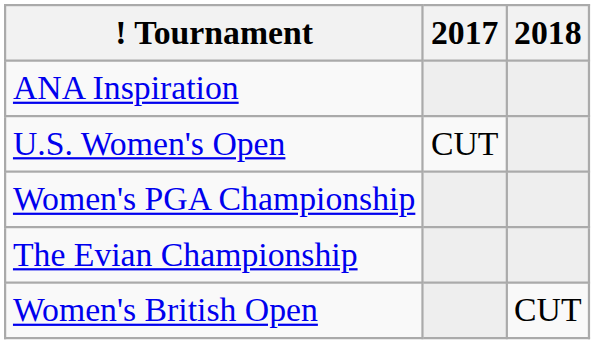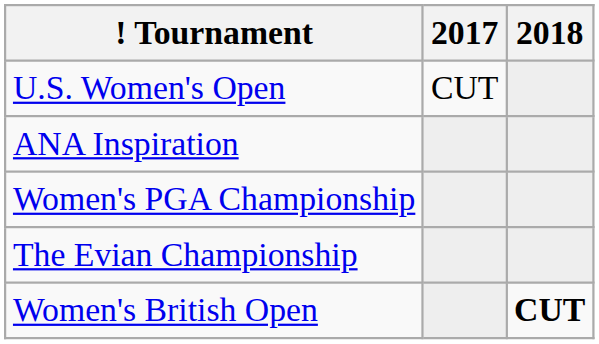rows swapped: (126, 88) <-> (149, 143)
(548, 310) normal -> (550, 310) bold
